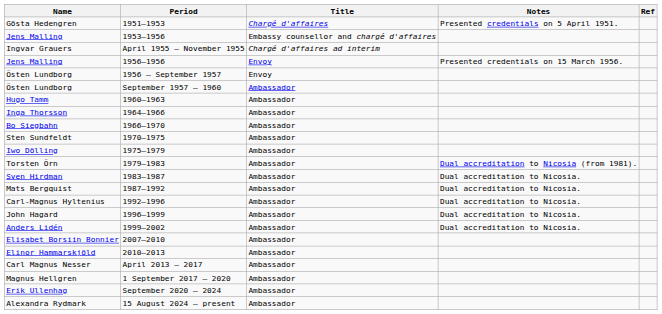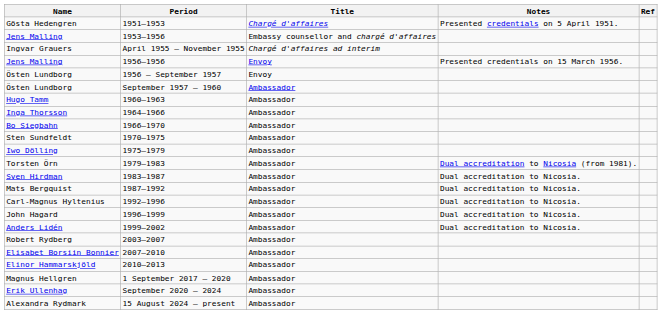+ row: (39, 239)
- row: (48, 265)
